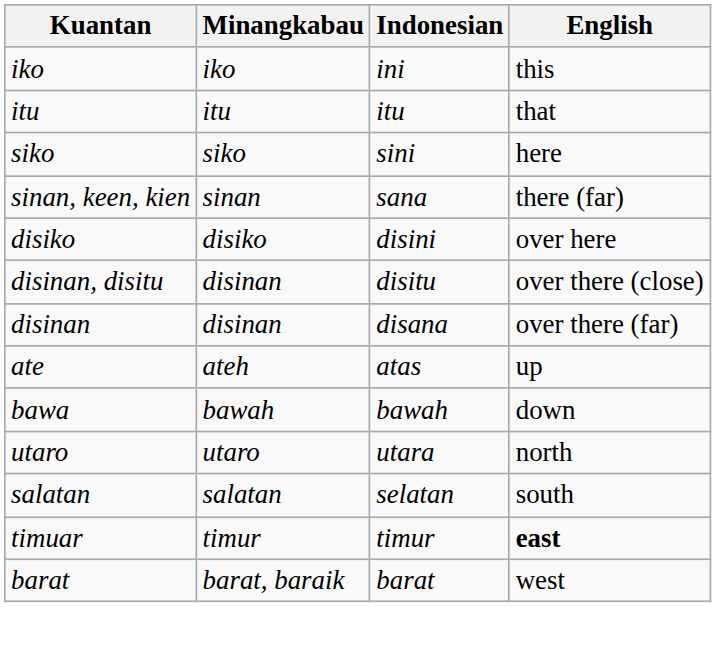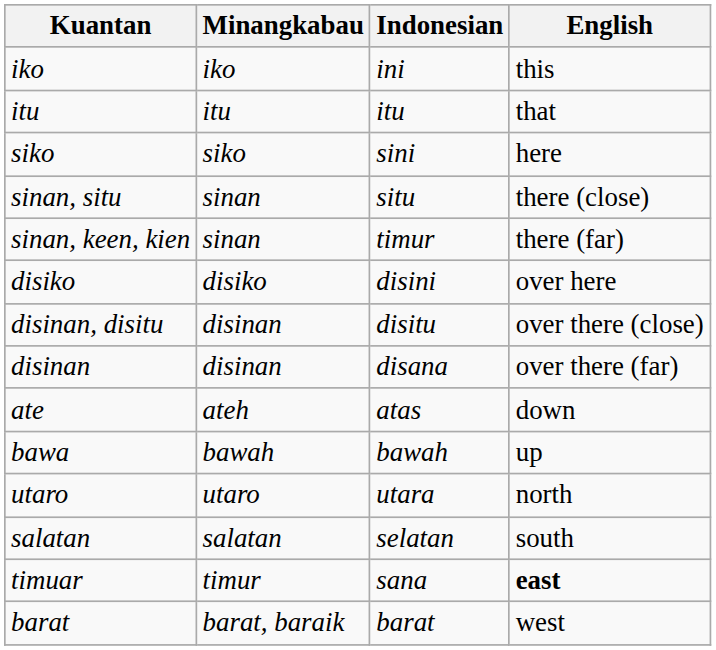+ row: (66, 196)
(402, 196) sana -> (405, 238) timur
(529, 366) up -> (546, 409) down
(546, 409) down -> (529, 452) up
(405, 537) timur -> (402, 580) sana
